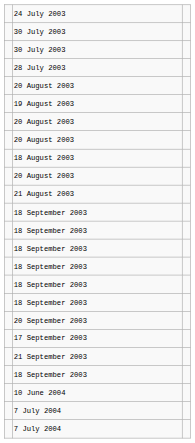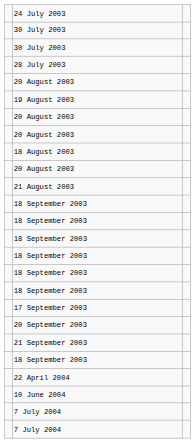rows swapped: (8, 339) <-> (8, 320)
+ row: (8, 377)
